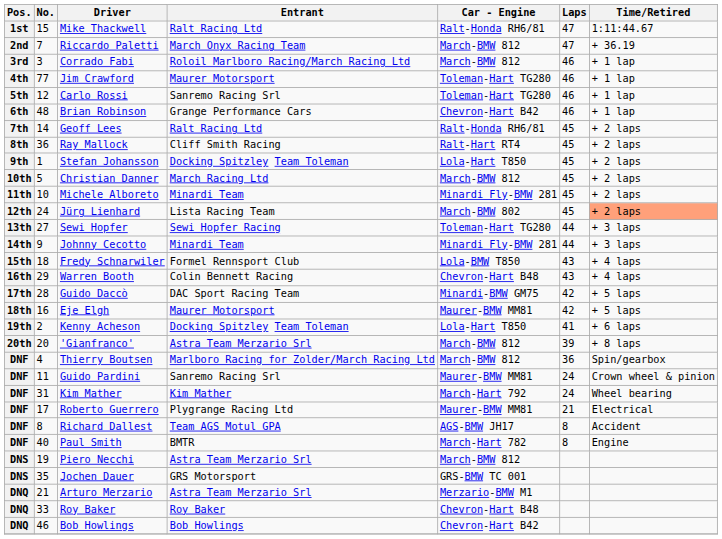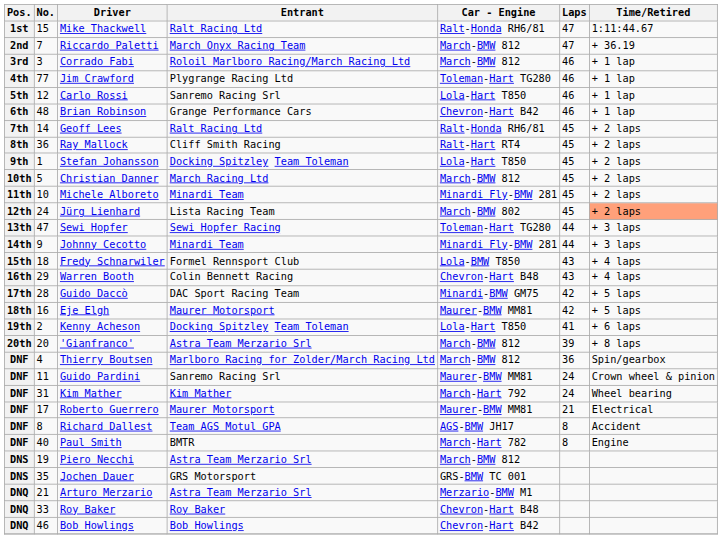(222, 79) Maurer Motorsport -> (231, 79) Plygrange Racing Ltd
(495, 96) Toleman-Hart TG280 -> (483, 96) Lola-Hart T850
(43, 228) 27 -> (43, 228) 47
(231, 410) Plygrange Racing Ltd -> (222, 410) Maurer Motorsport
